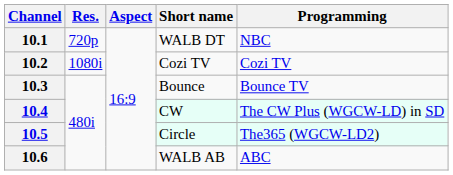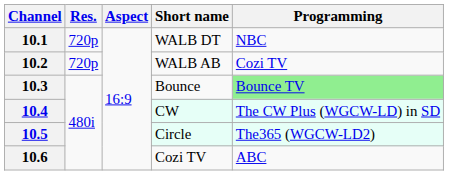(85, 63) 1080i -> (83, 63) 720p
(185, 63) Cozi TV -> (188, 63) WALB AB
(274, 87) no background -> (270, 87) lightgreen background
(192, 157) WALB AB -> (181, 157) Cozi TV
